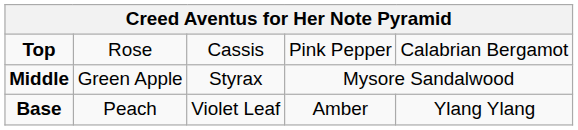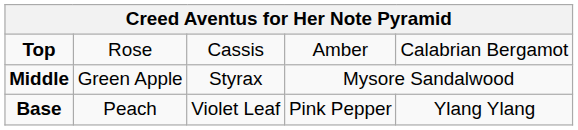(340, 49) Pink Pepper -> (340, 49) Amber
(340, 109) Amber -> (340, 109) Pink Pepper
